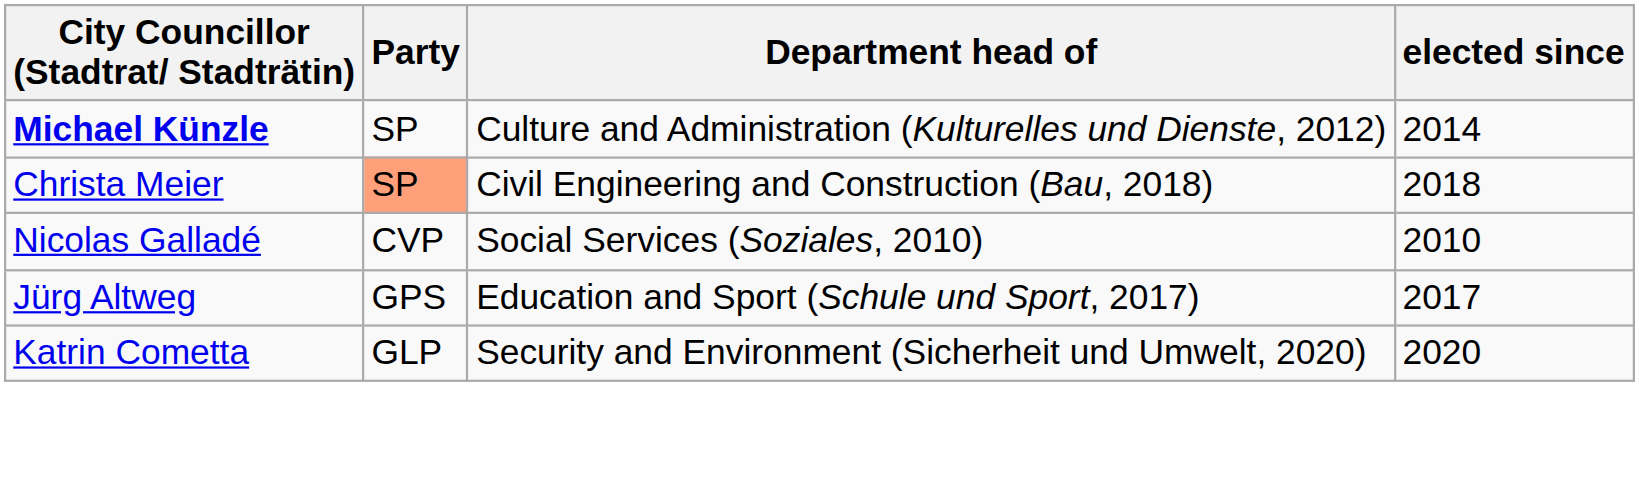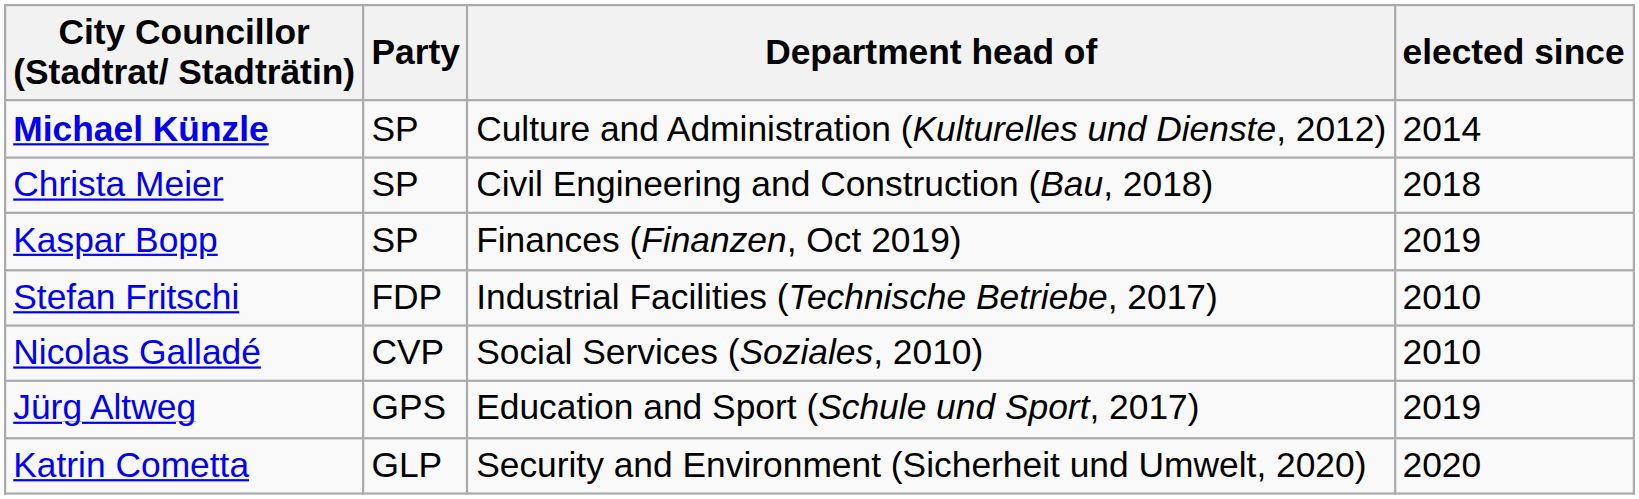(395, 184) lightsalmon background -> (395, 184) no background
+ row: (115, 240)
+ row: (126, 296)
(1442, 296) 2017 -> (1442, 408) 2019
